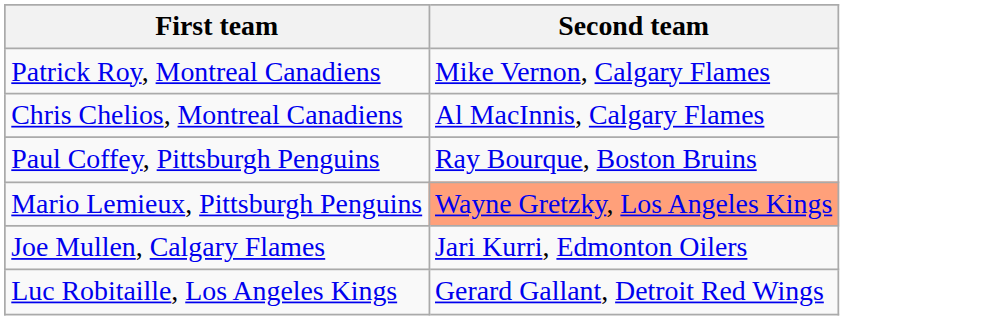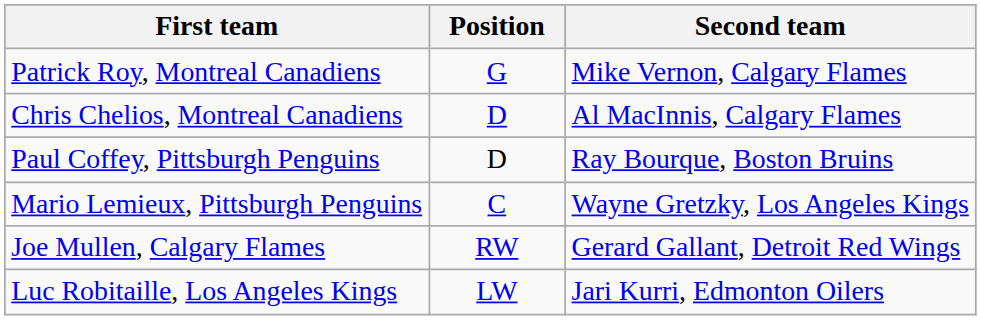+ column: (497, 26)
(634, 203) lightsalmon background -> (770, 203) no background
(591, 247) Jari Kurri, Edmonton Oilers -> (766, 247) Gerard Gallant, Detroit Red Wings
(629, 291) Gerard Gallant, Detroit Red Wings -> (728, 291) Jari Kurri, Edmonton Oilers
